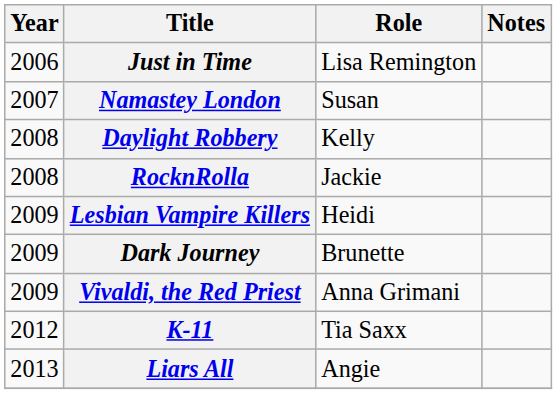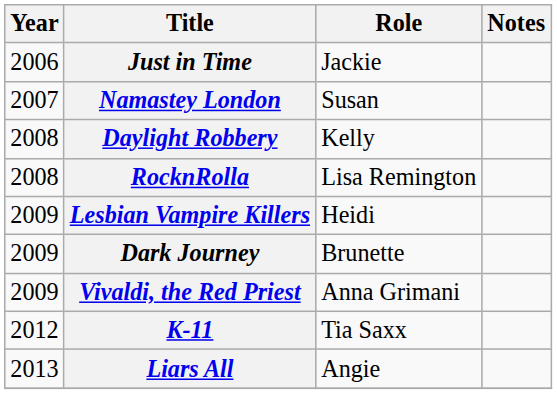(399, 61) Lisa Remington -> (351, 61) Jackie
(351, 176) Jackie -> (399, 176) Lisa Remington
